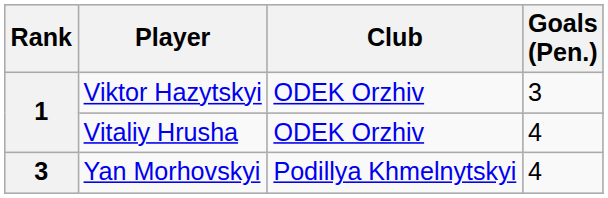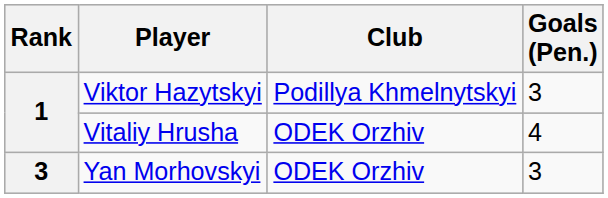(349, 92) ODEK Orzhiv -> (395, 92) Podillya Khmelnytskyi
(395, 172) Podillya Khmelnytskyi -> (349, 172) ODEK Orzhiv
(535, 172) 4 -> (535, 172) 3
